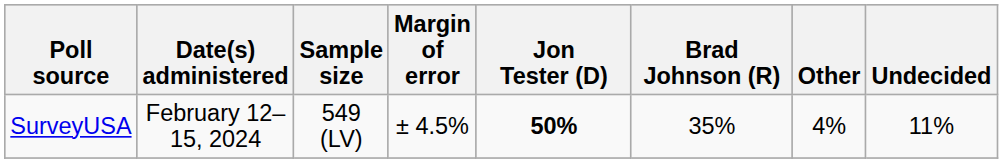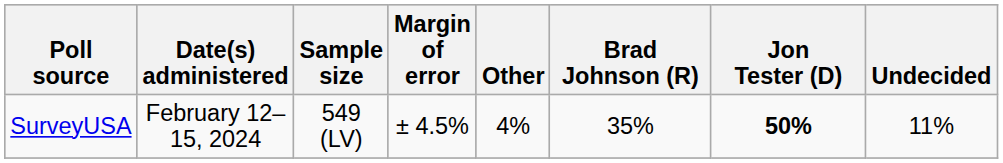columns swapped: (554, 63) <-> (829, 76)
